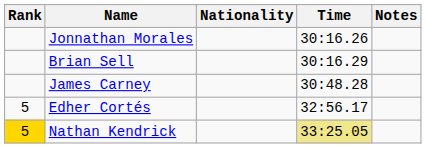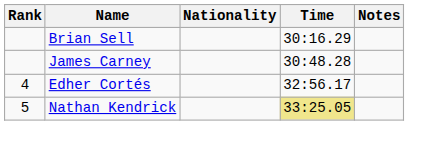- row: (121, 39)
(25, 108) 5 -> (25, 85) 4
(25, 132) gold background -> (25, 108) no background
